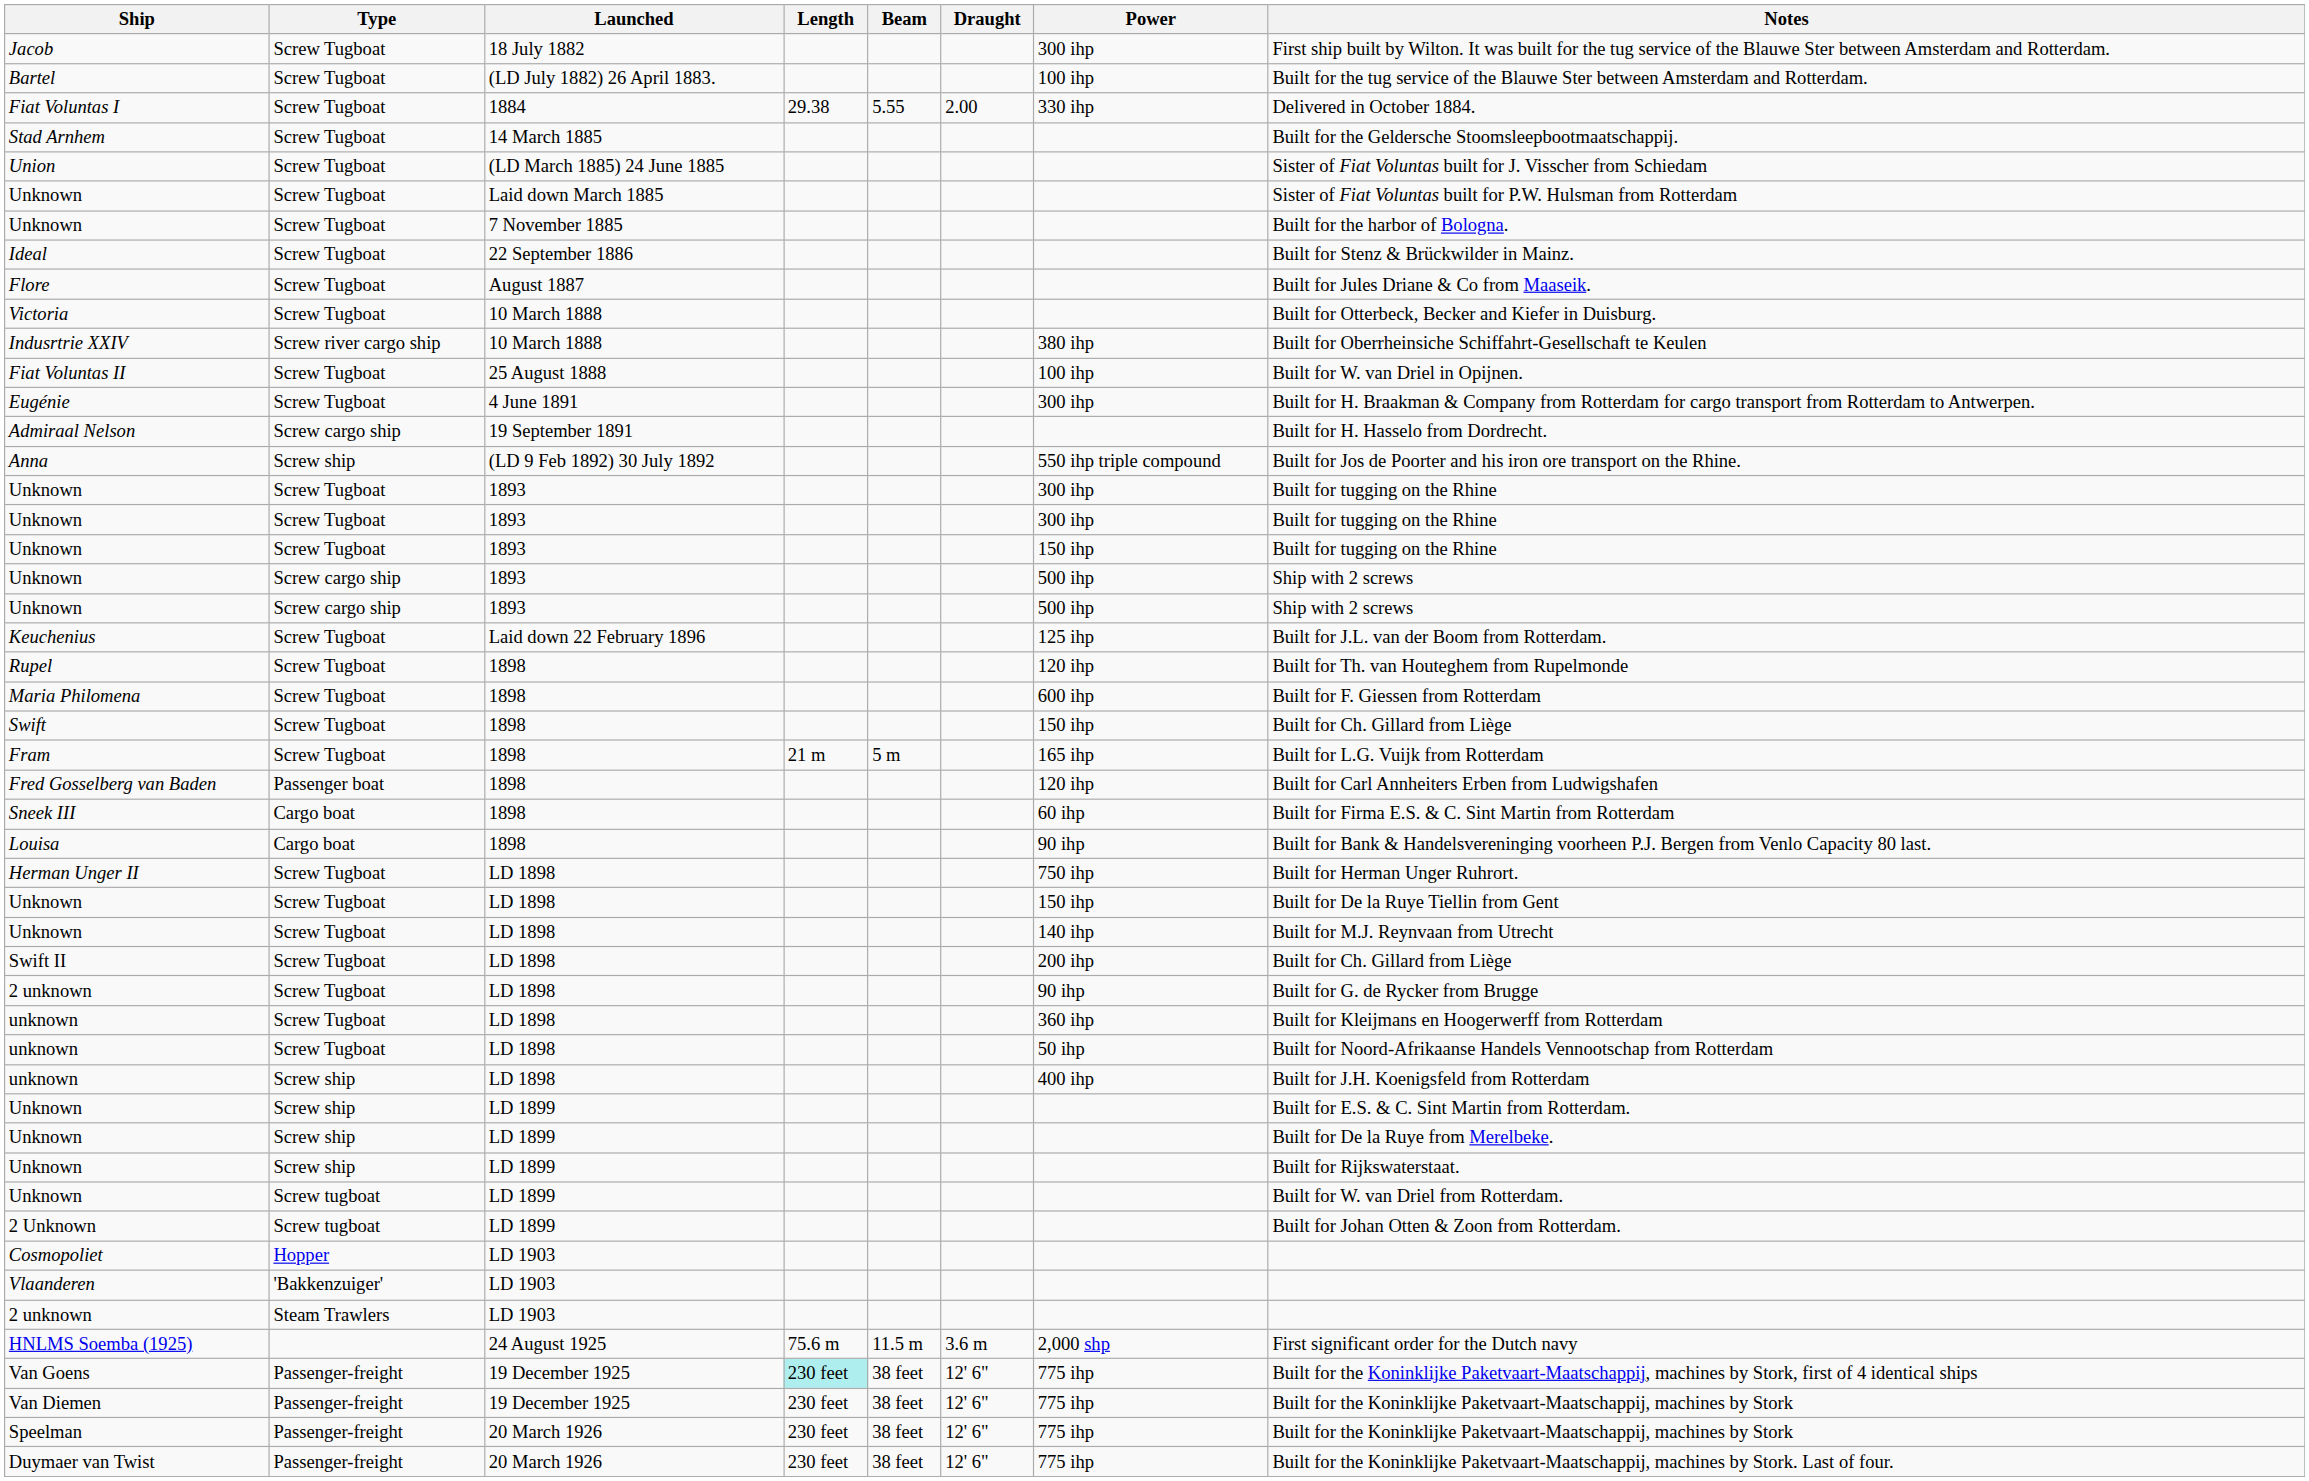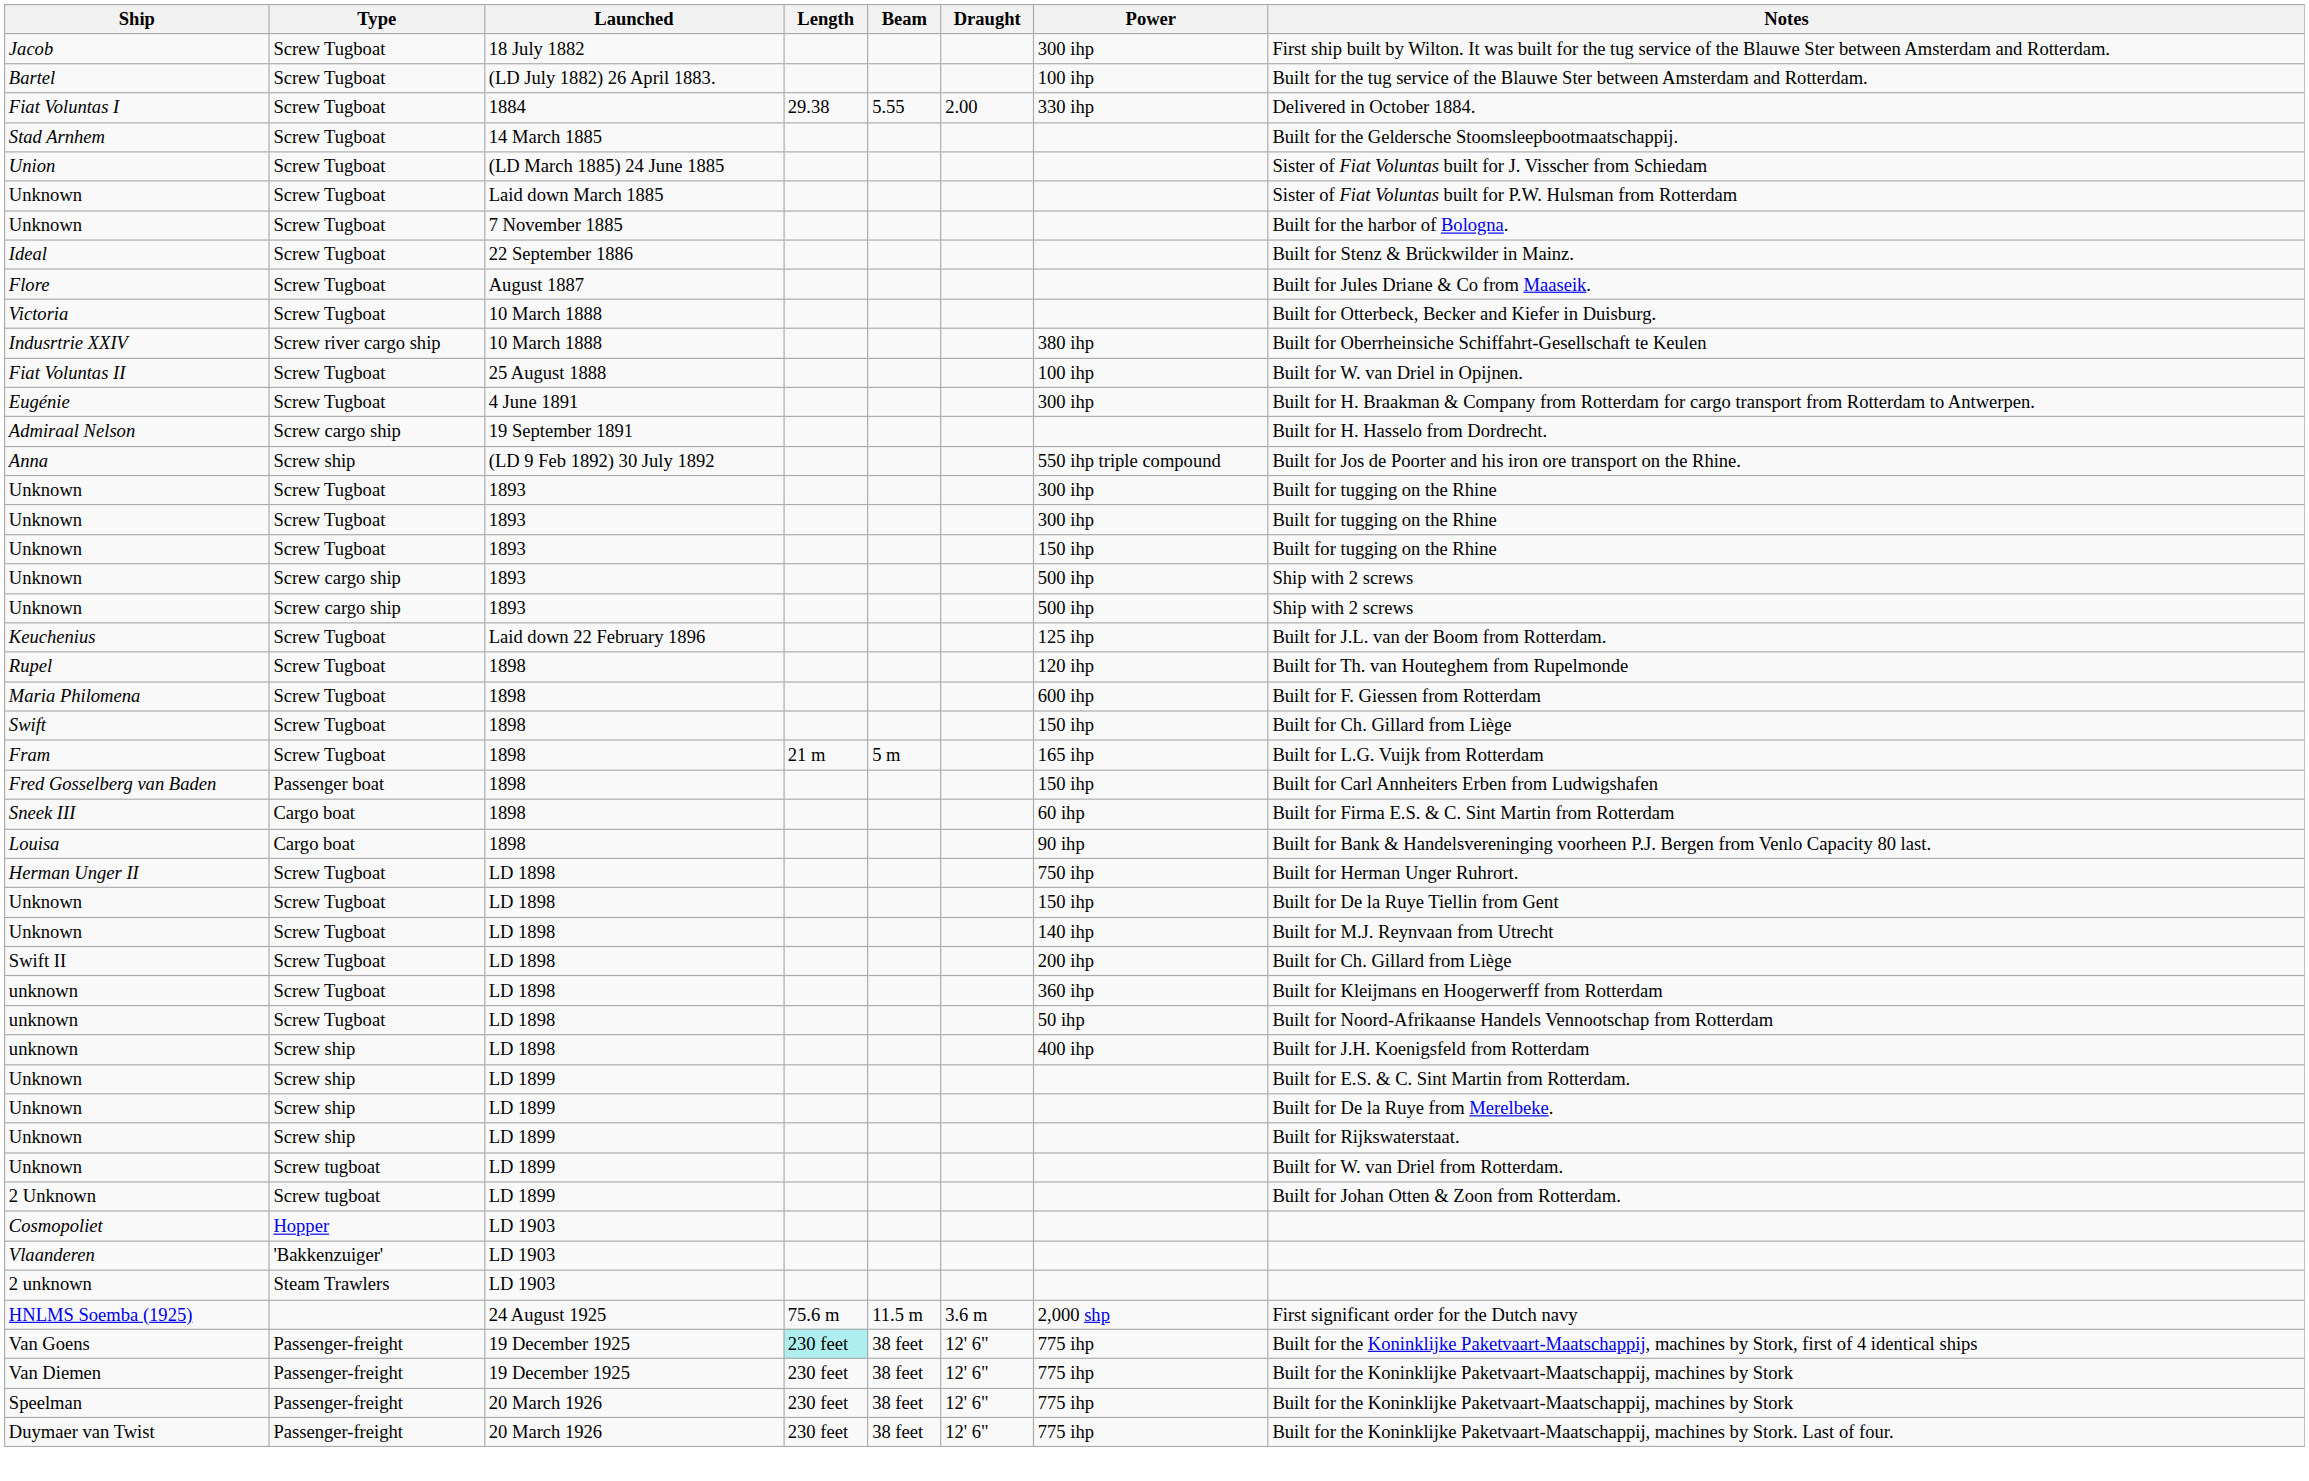(1066, 784) 120 ihp -> (1066, 784) 150 ihp
- row: (50, 990)
